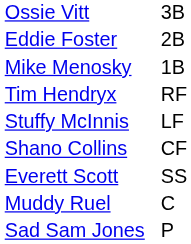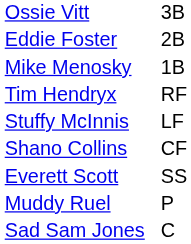(168, 203) C -> (167, 203) P
(167, 231) P -> (168, 231) C
